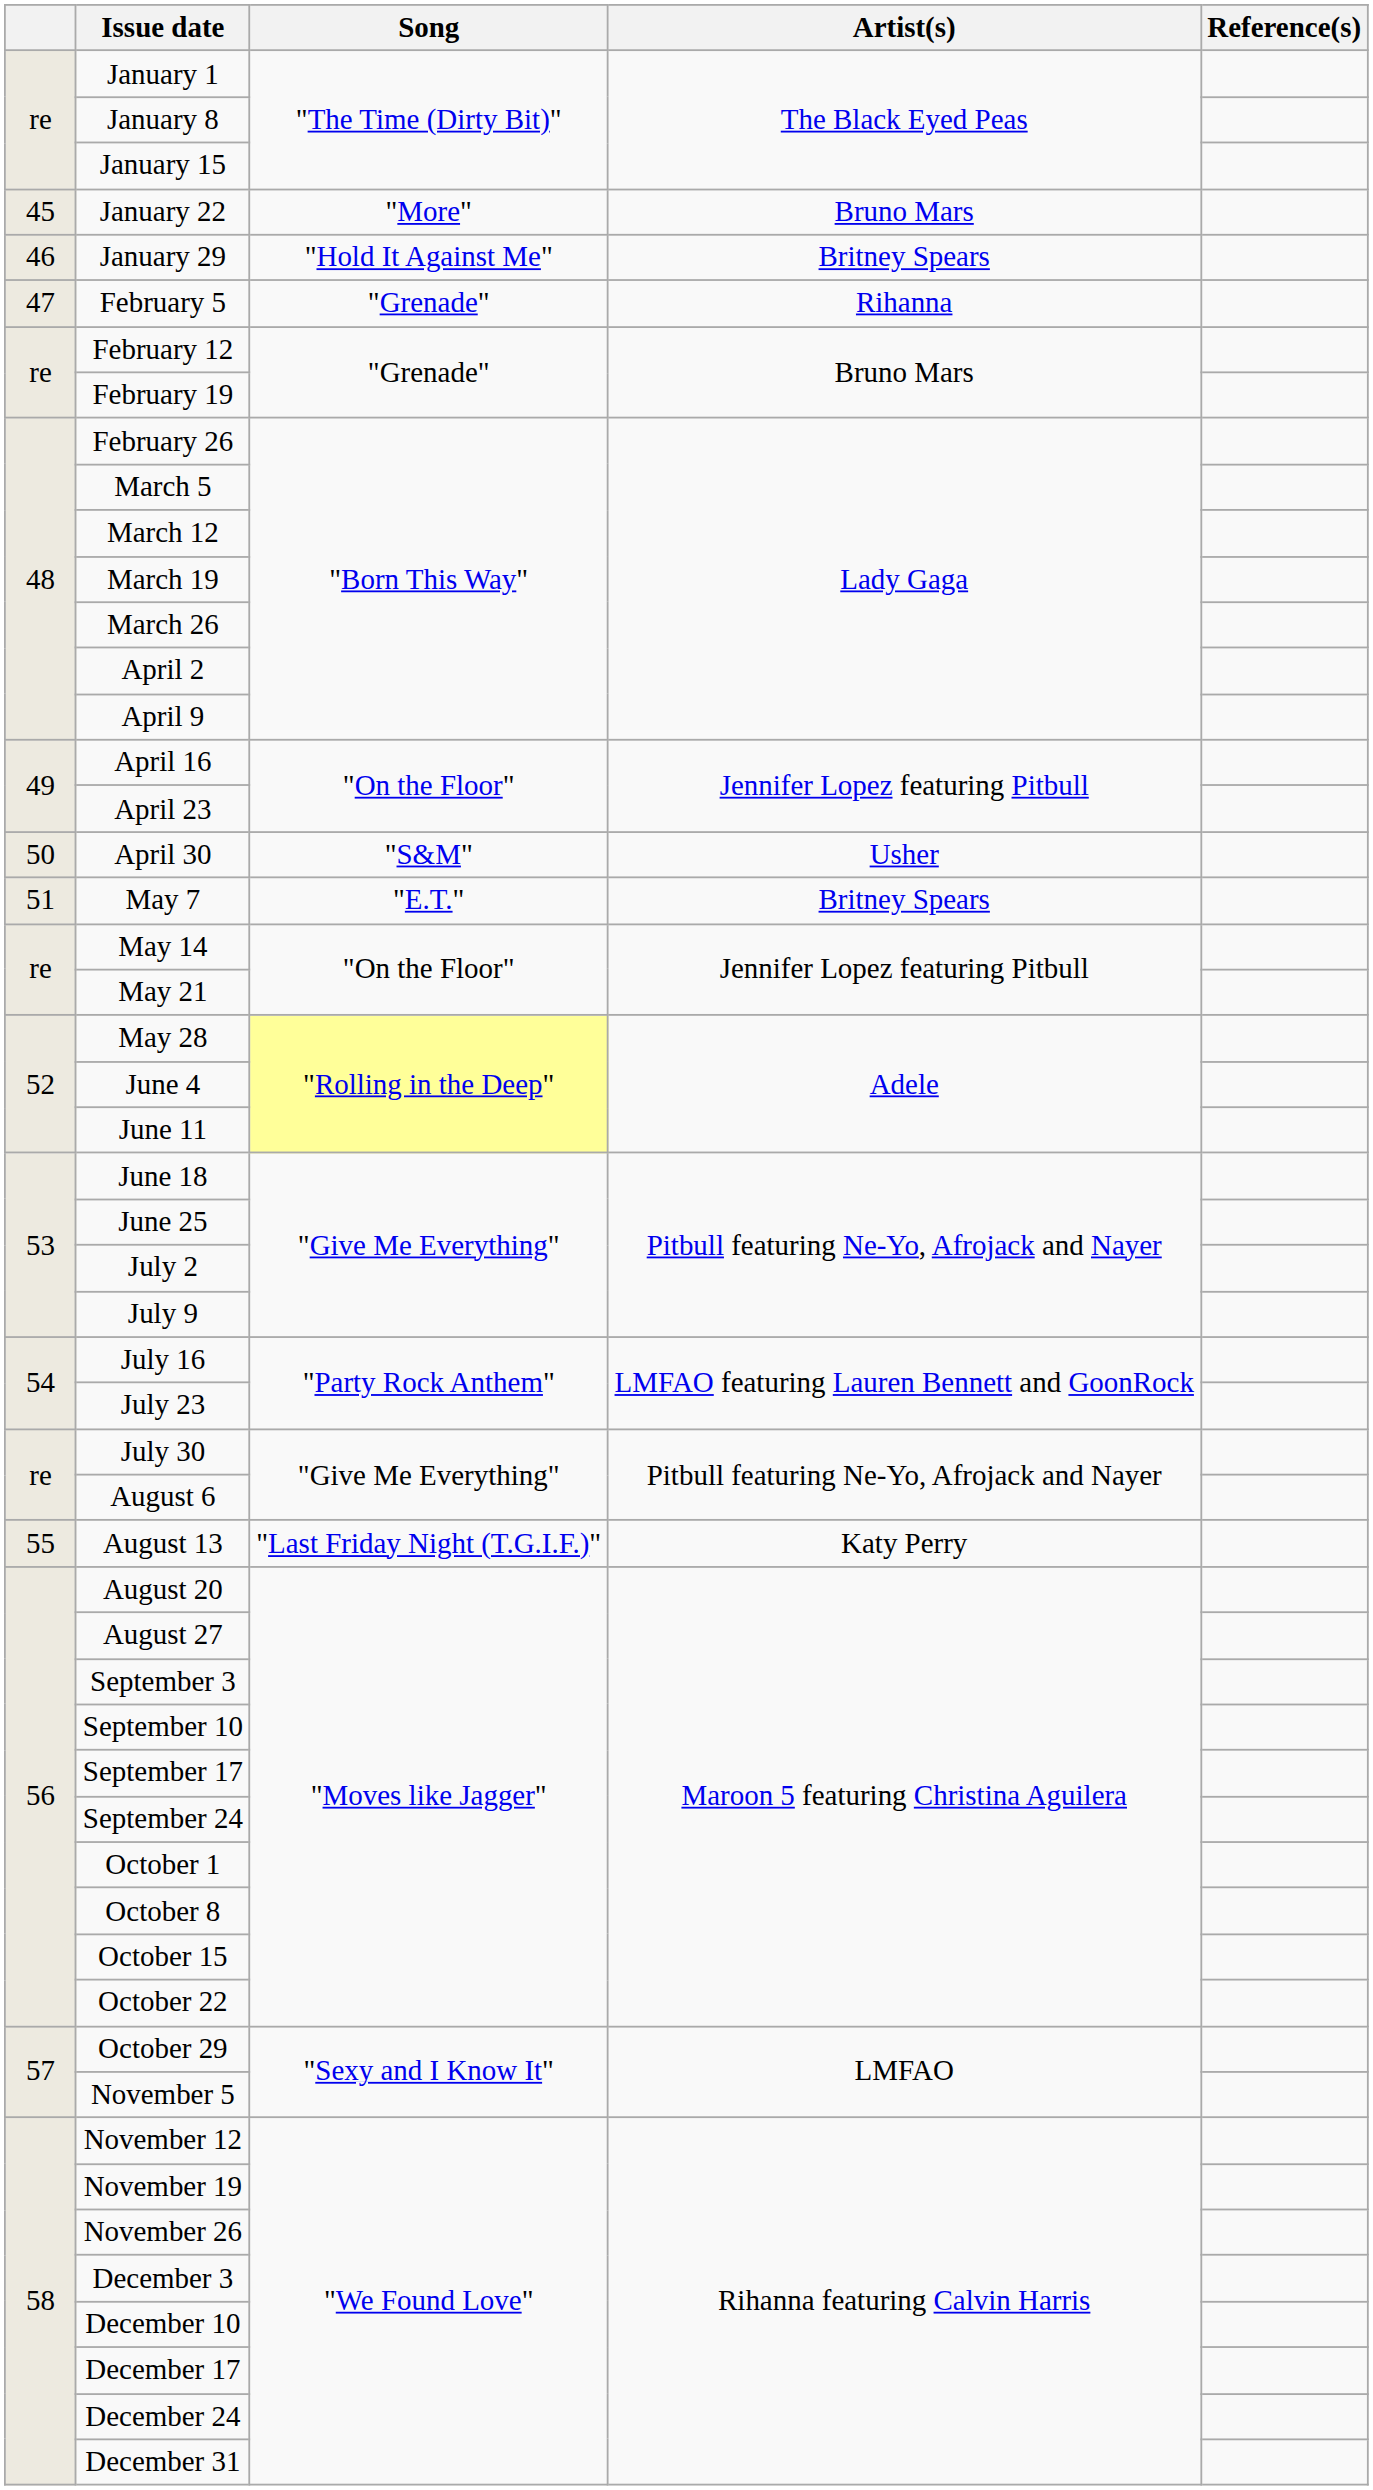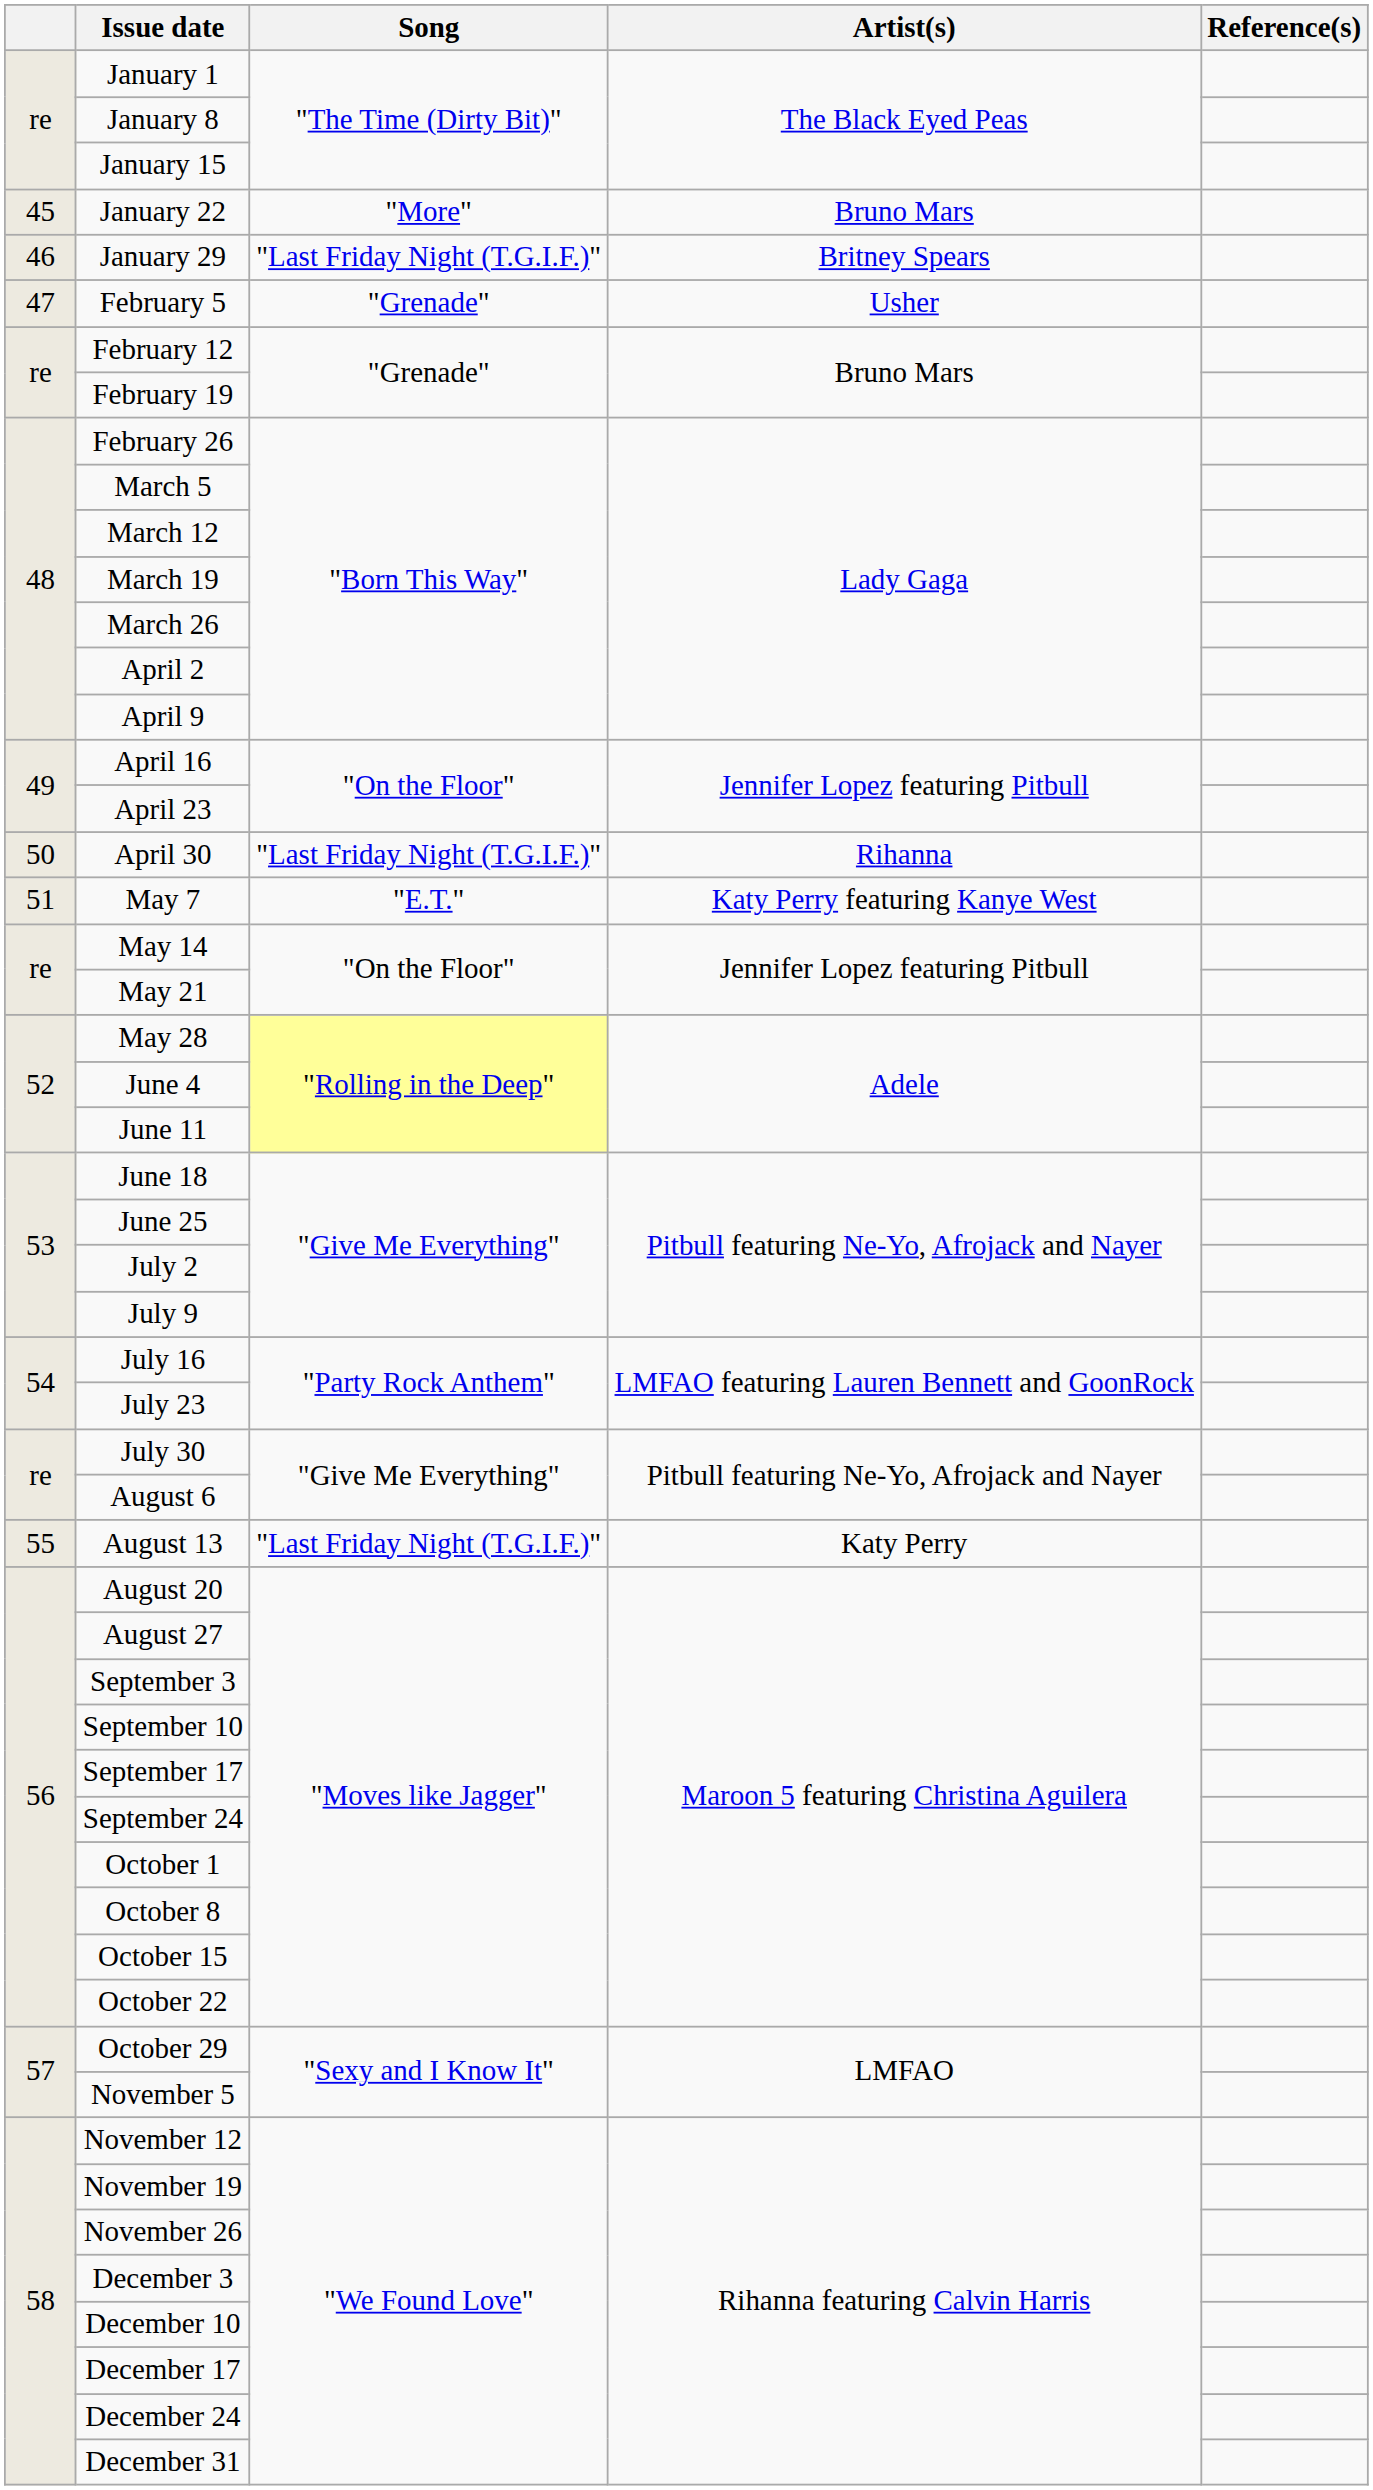(429, 257) "Hold It Against Me" -> (429, 257) "Last Friday Night (T.G.I.F.)"
(904, 303) Rihanna -> (904, 303) Usher
(429, 854) "S&M" -> (429, 854) "Last Friday Night (T.G.I.F.)"
(904, 854) Usher -> (904, 854) Rihanna
(904, 900) Britney Spears -> (904, 900) Katy Perry featuring Kanye West
